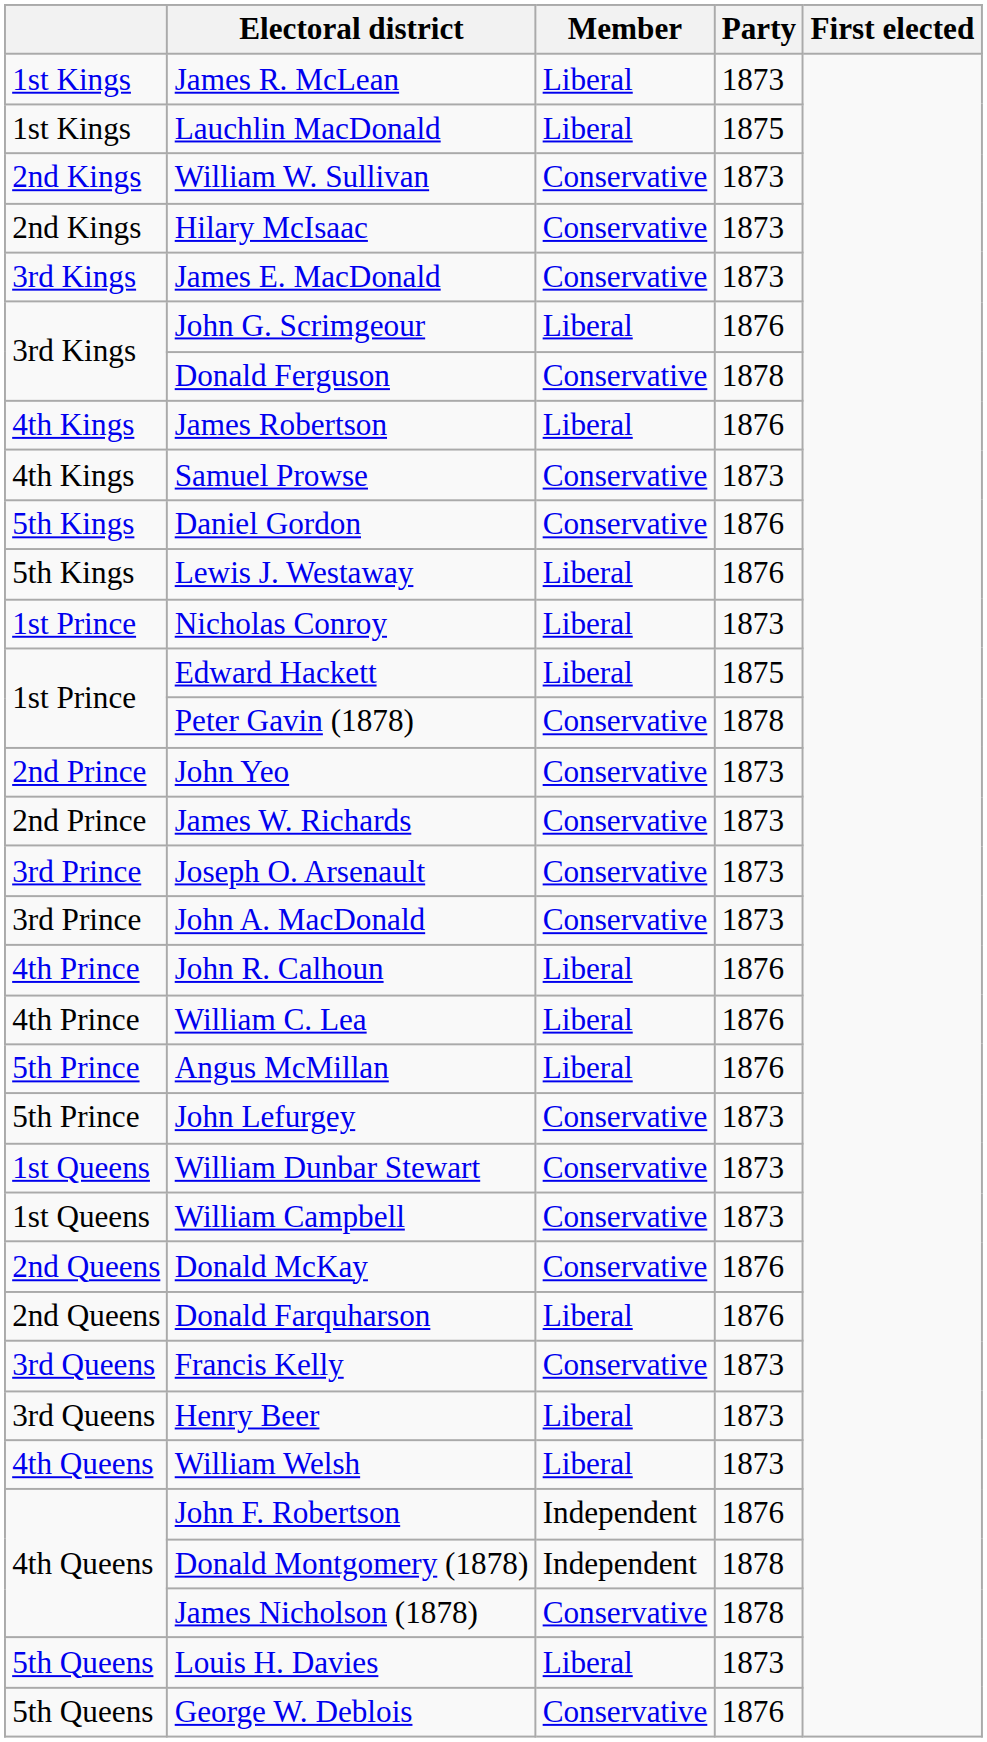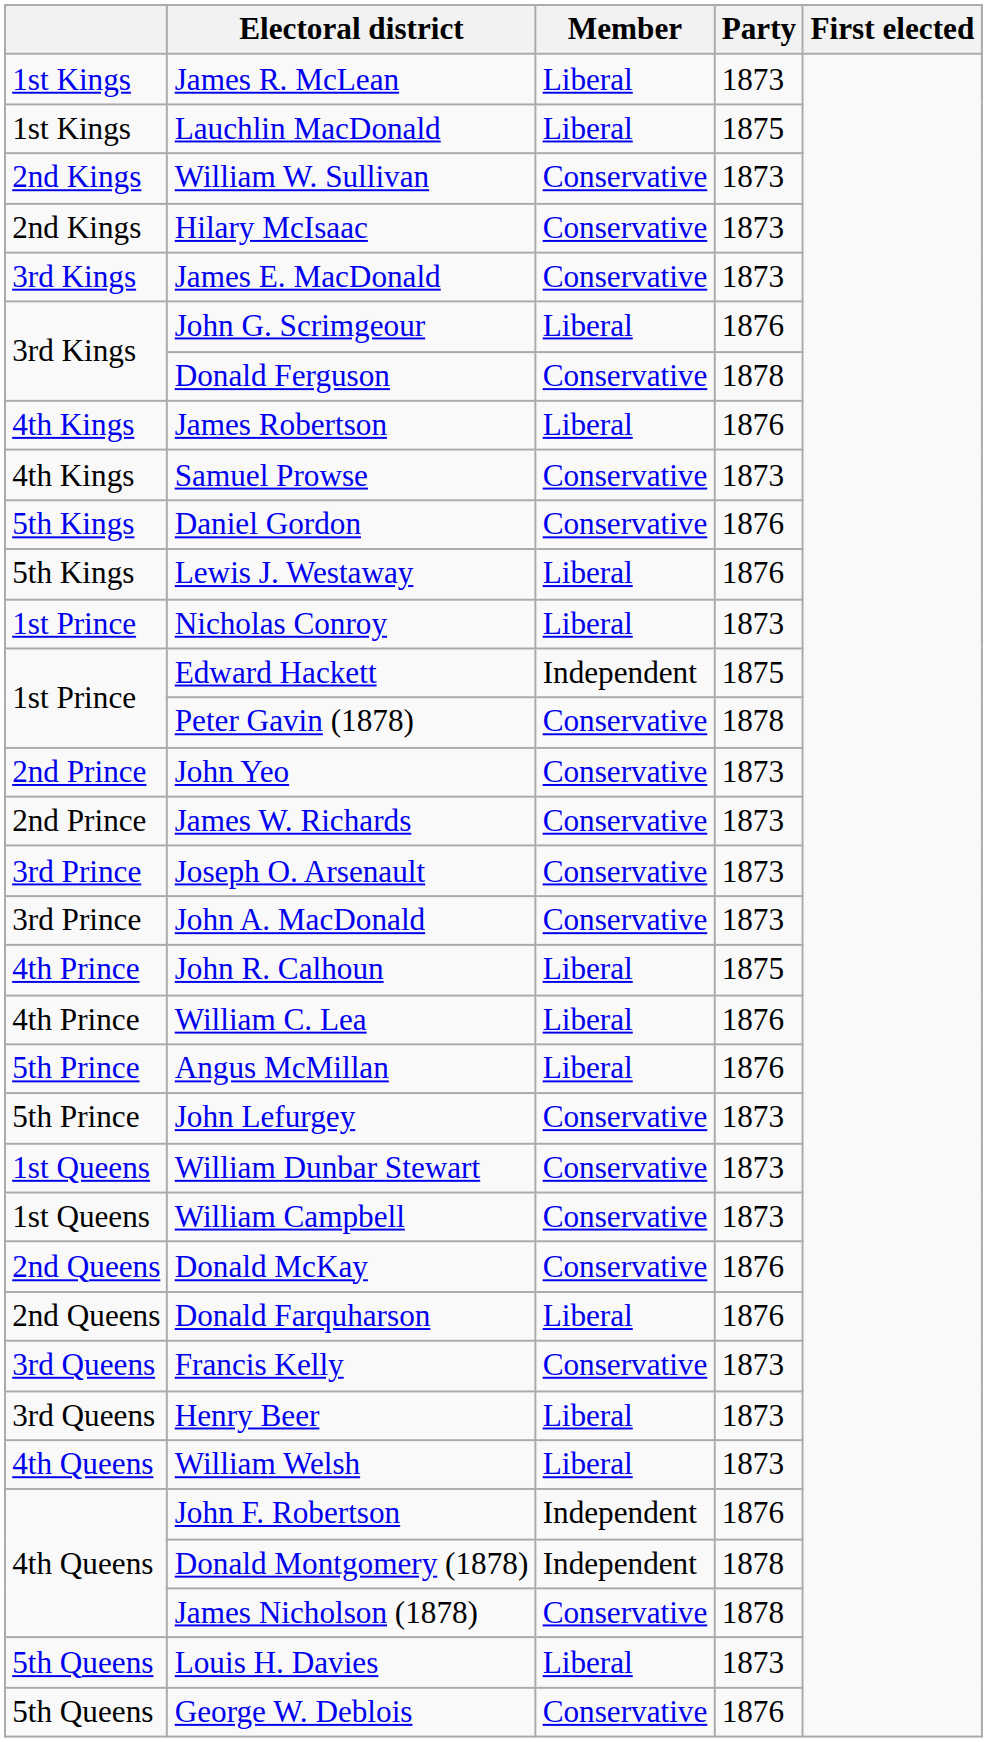(588, 672) Liberal -> (620, 672) Independent
(753, 969) 1876 -> (753, 969) 1875
